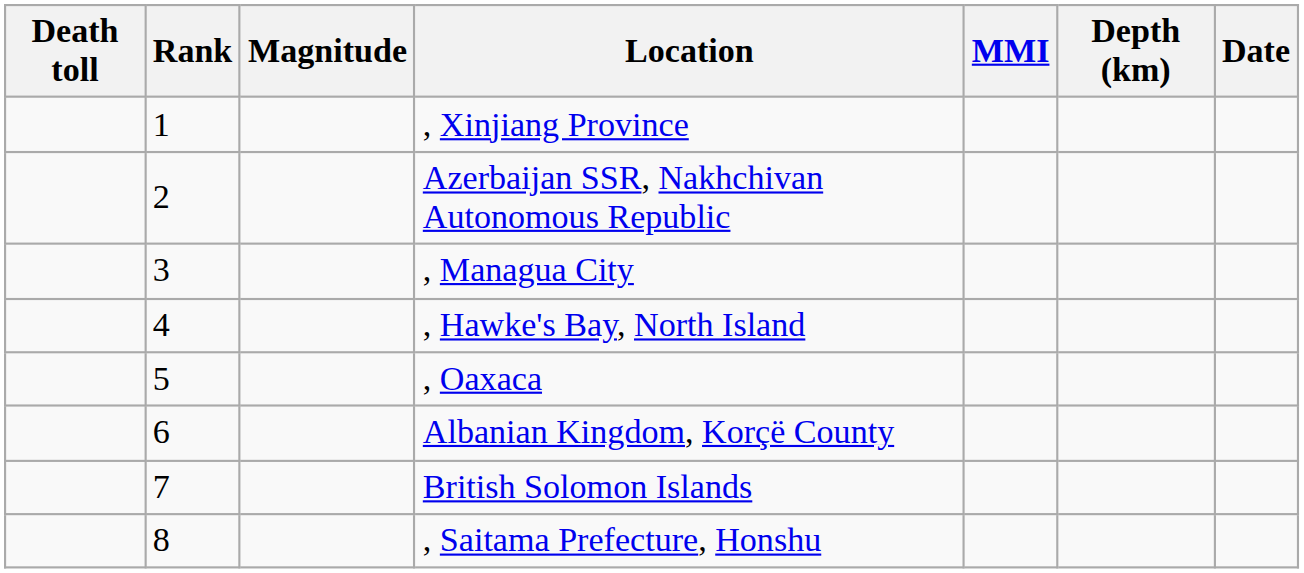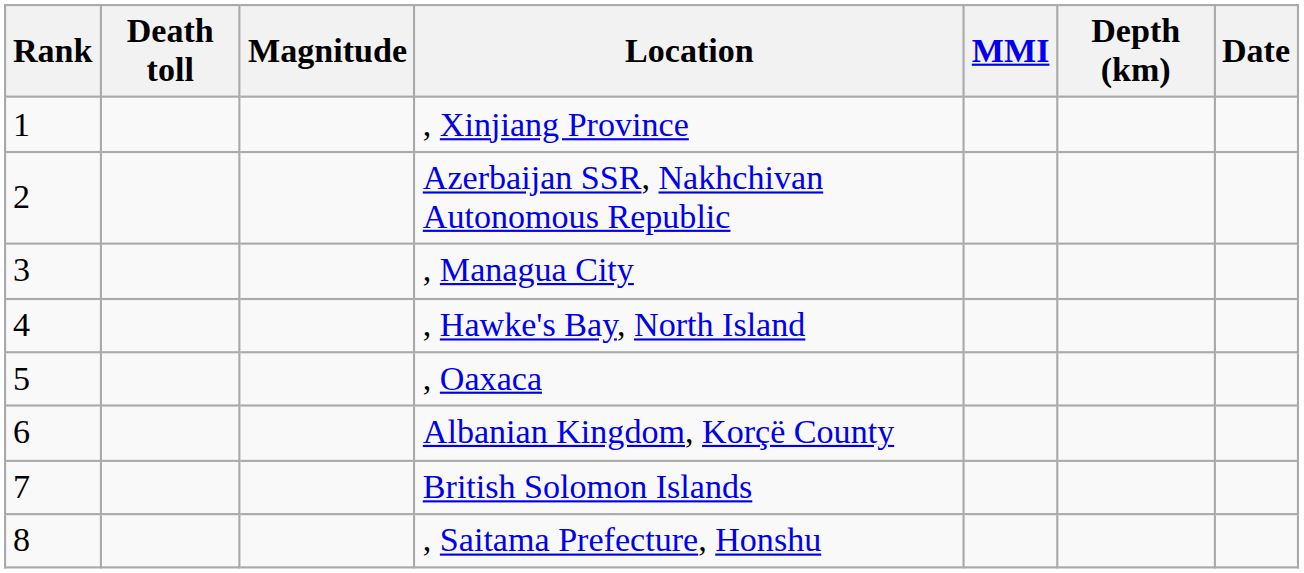columns swapped: (193, 50) <-> (75, 50)
